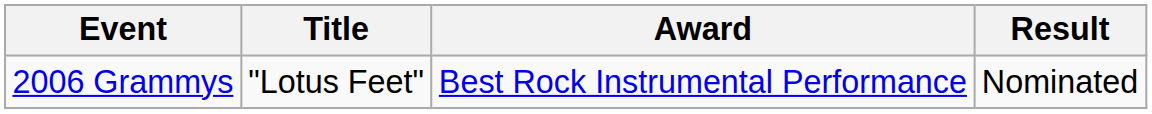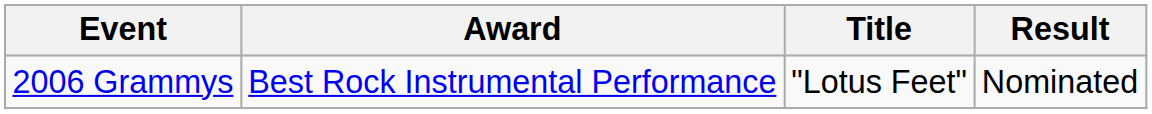columns swapped: (336, 30) <-> (703, 30)
